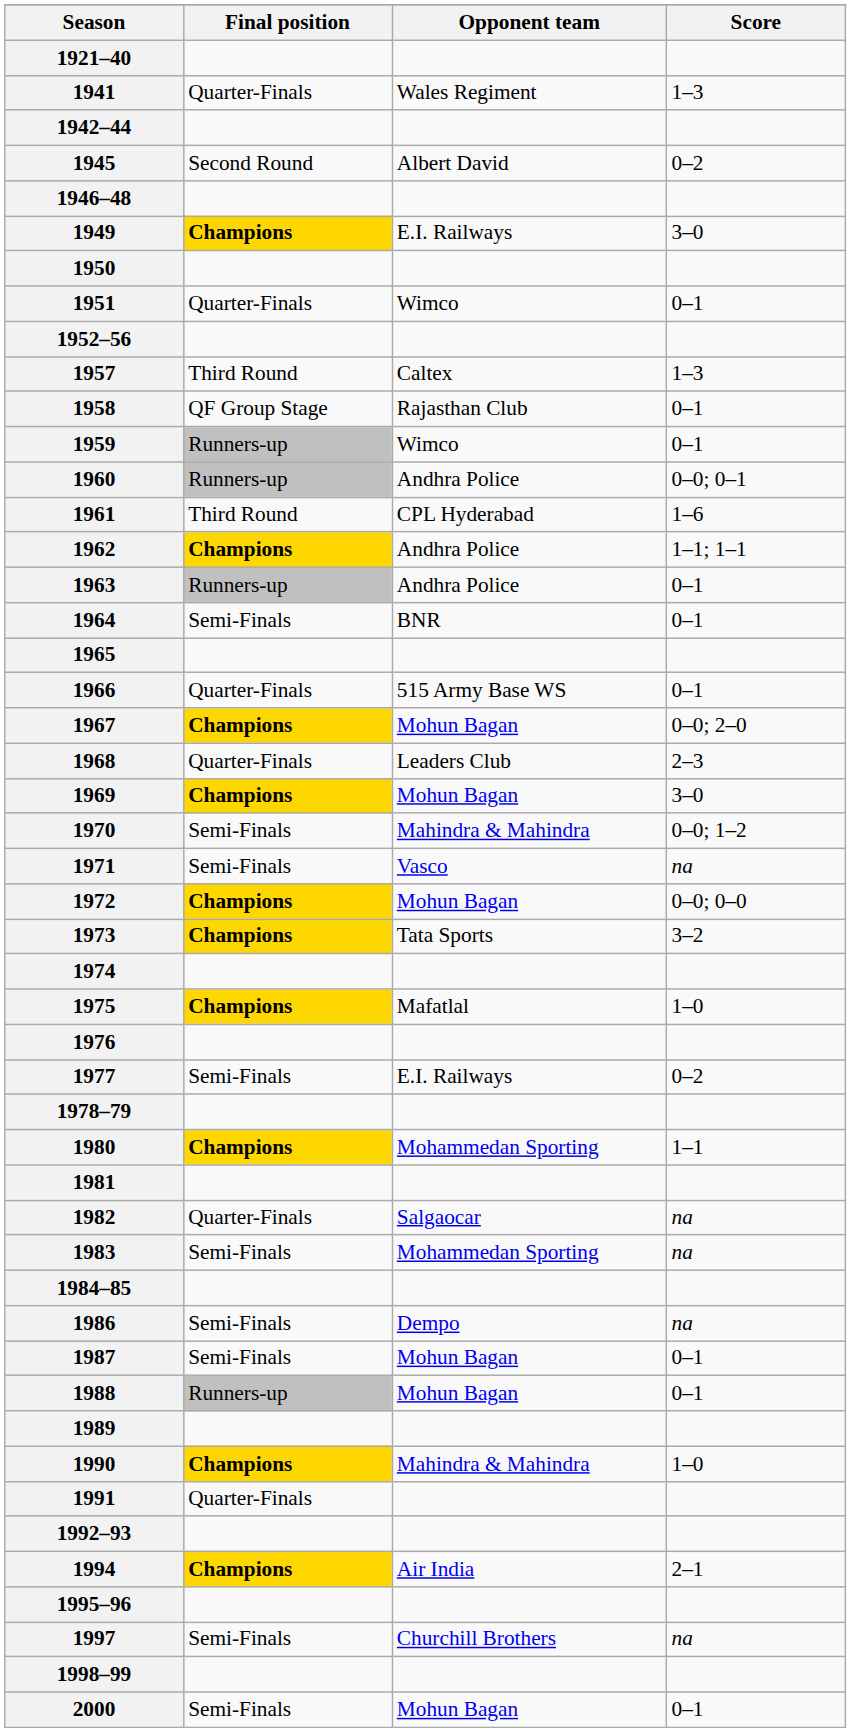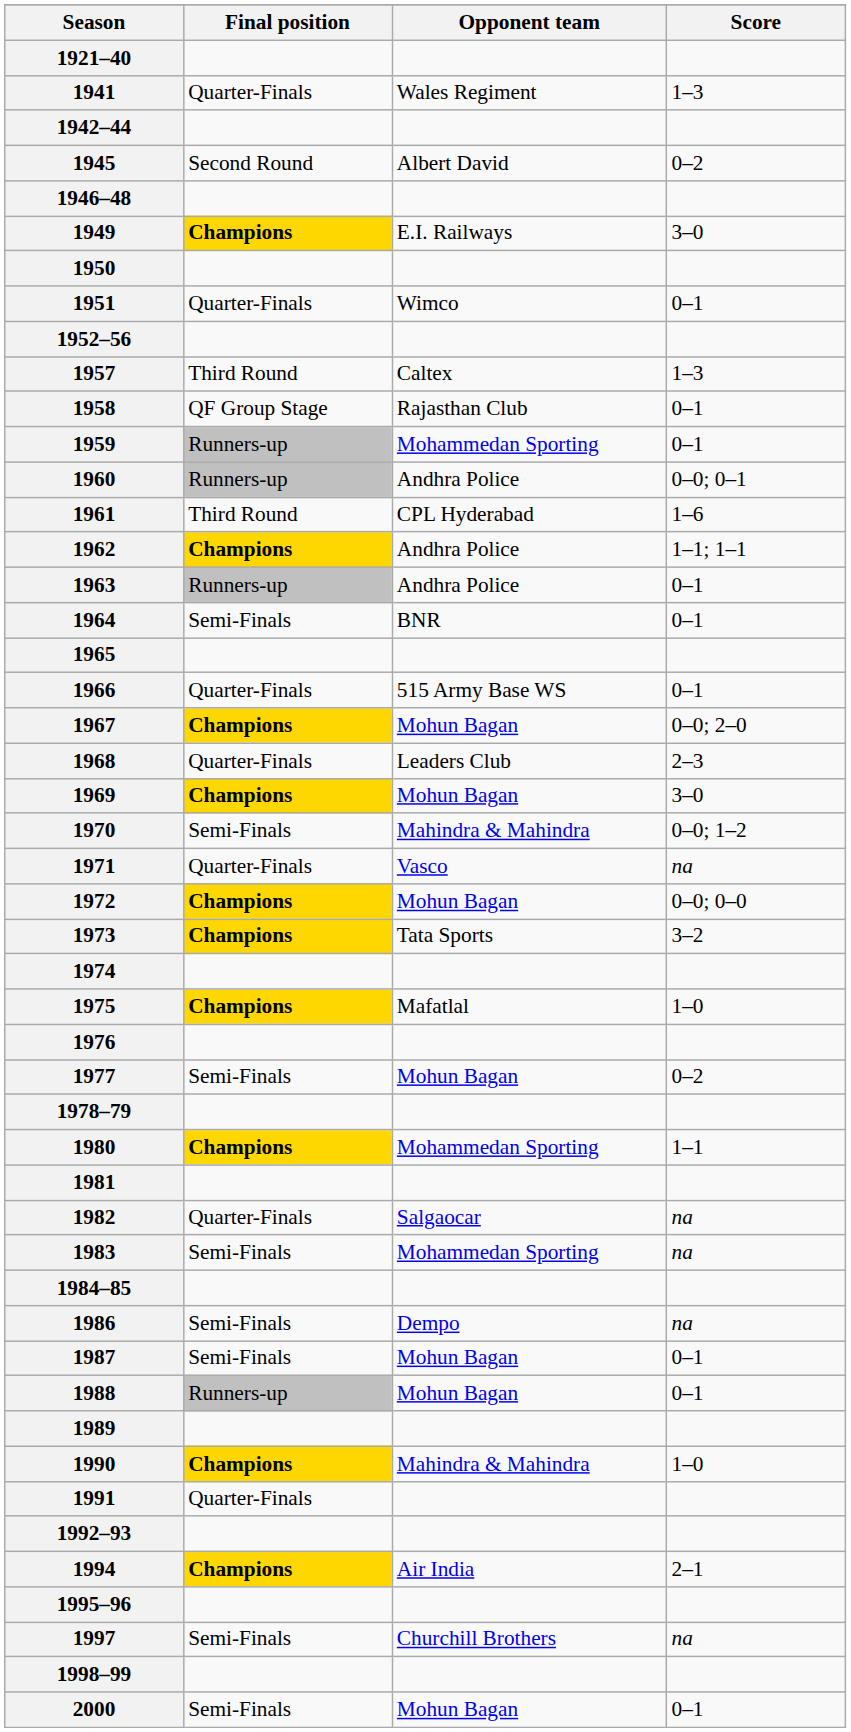(428, 444) Wimco -> (498, 444) Mohammedan Sporting
(240, 866) Semi-Finals -> (250, 866) Quarter-Finals
(455, 1076) E.I. Railways -> (457, 1076) Mohun Bagan
